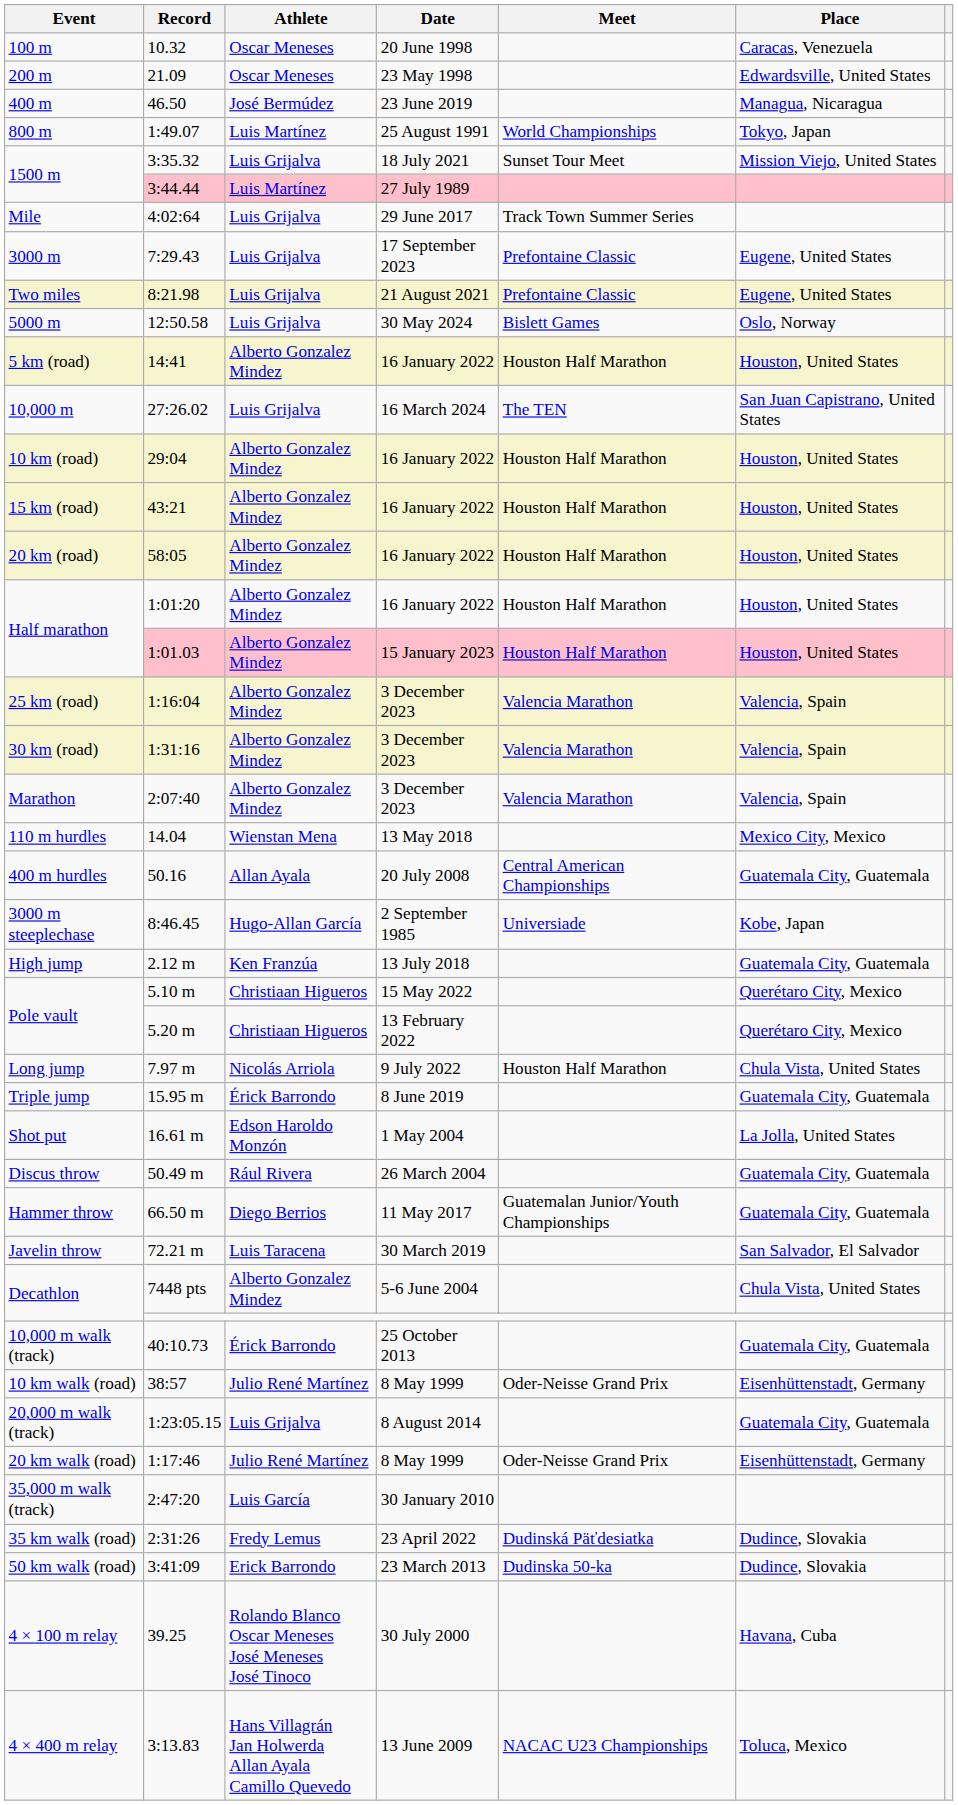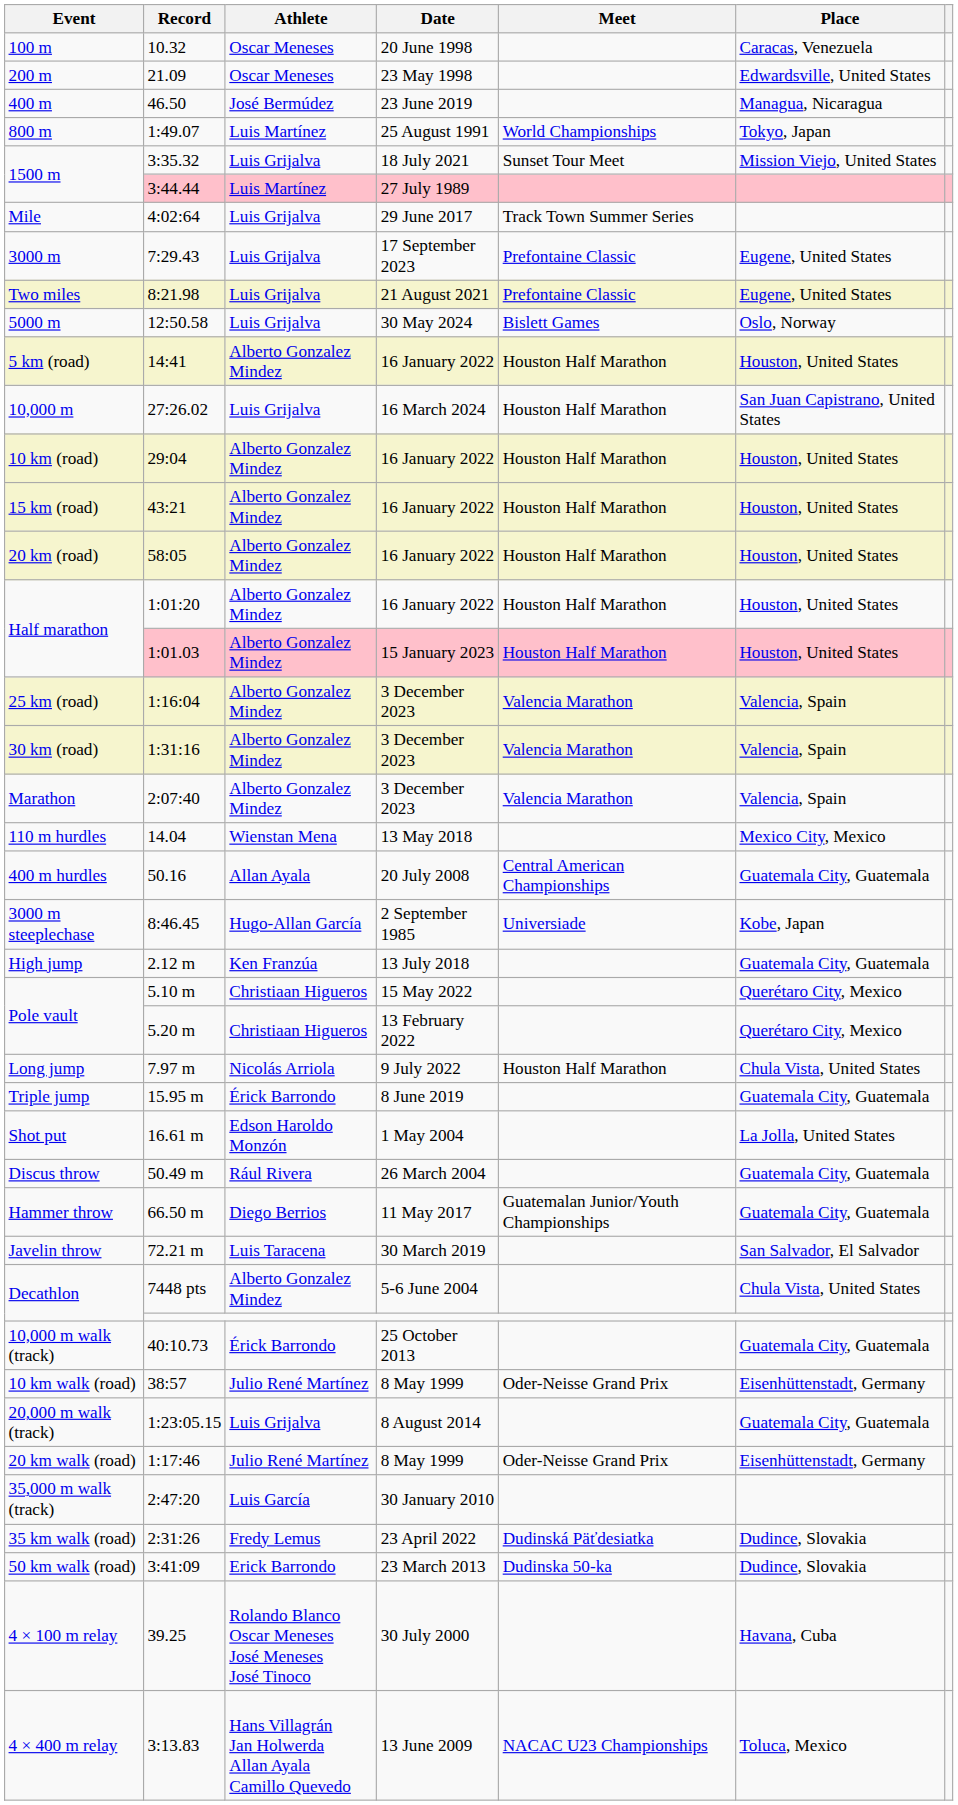(535, 409) The TEN -> (585, 409) Houston Half Marathon
